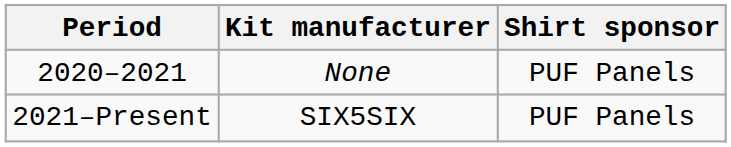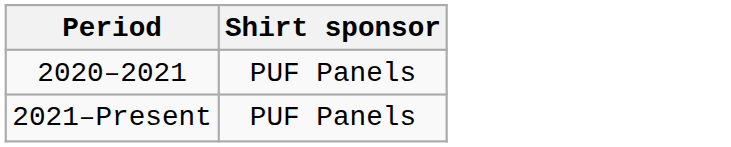- column: (358, 28)
